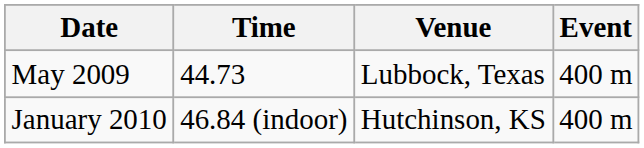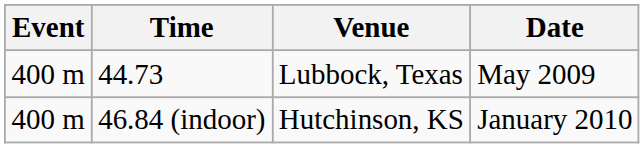columns swapped: (596, 27) <-> (89, 27)
